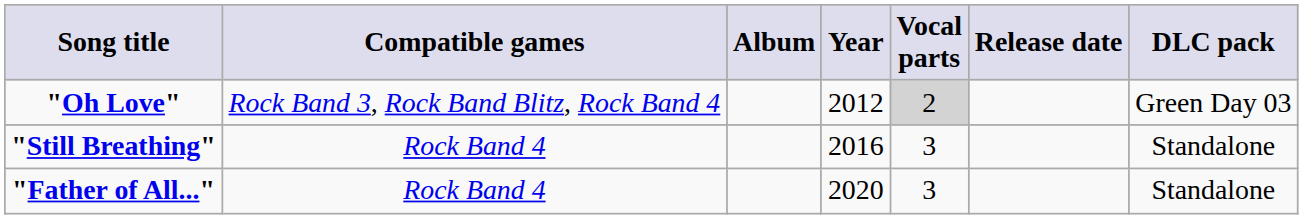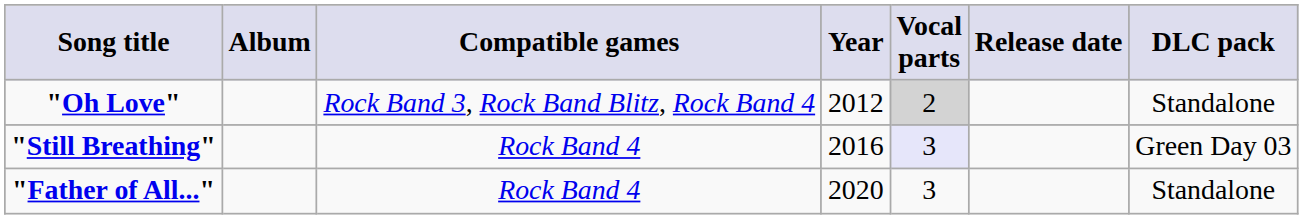columns swapped: (774, 42) <-> (474, 42)
(1213, 102) Green Day 03 -> (1213, 102) Standalone
(929, 146) no background -> (929, 146) lavender background
(1213, 146) Standalone -> (1213, 146) Green Day 03
